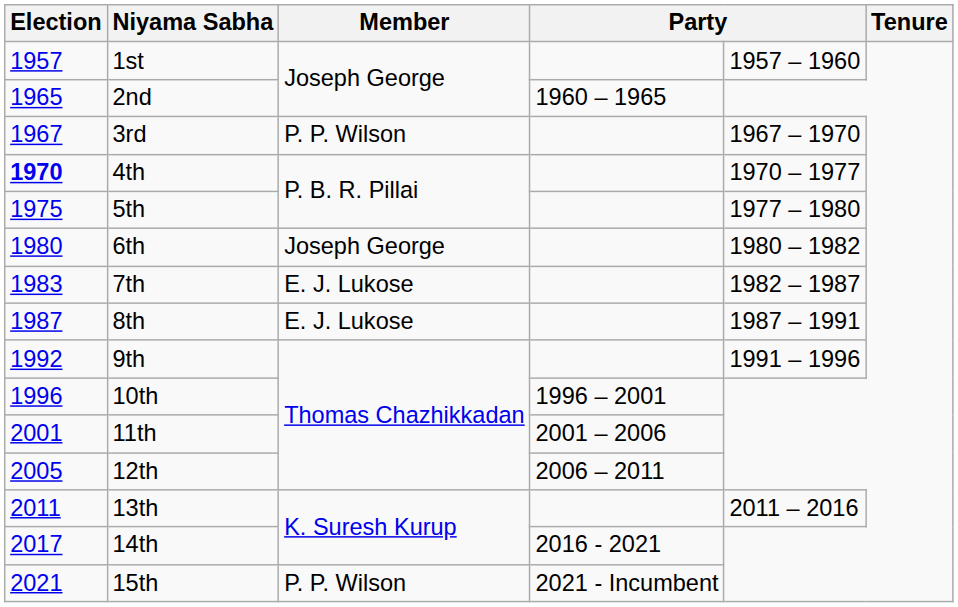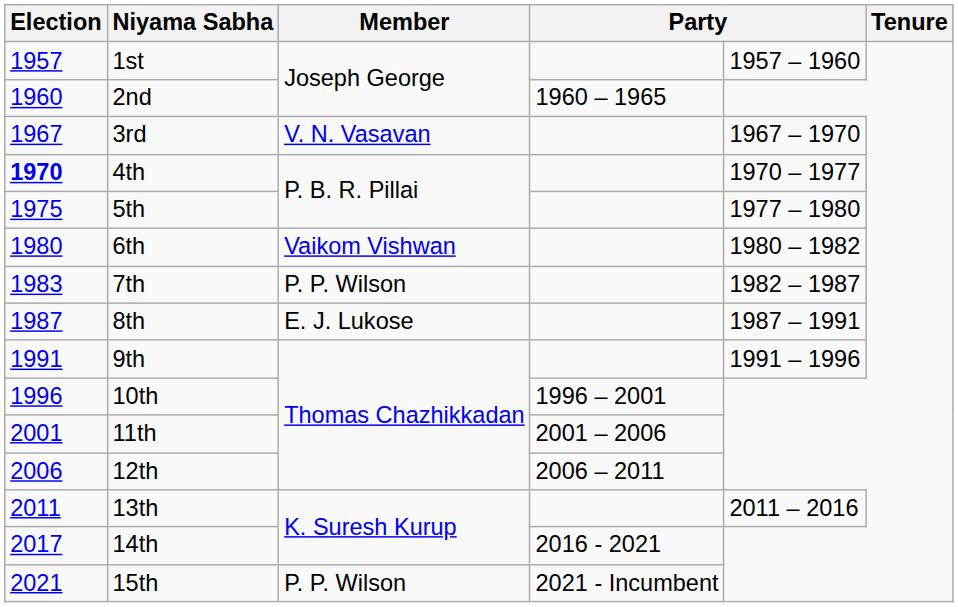(36, 97) 1965 -> (36, 97) 1960
(345, 135) P. P. Wilson -> (357, 135) V. N. Vasavan
(365, 246) Joseph George -> (370, 246) Vaikom Vishwan
(349, 284) E. J. Lukose -> (345, 284) P. P. Wilson
(36, 358) 1992 -> (36, 358) 1991
(36, 470) 2005 -> (36, 470) 2006
